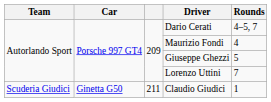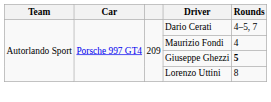(236, 58) normal -> (236, 58) bold
(236, 73) 7 -> (236, 73) 8
- row: (195, 89)
